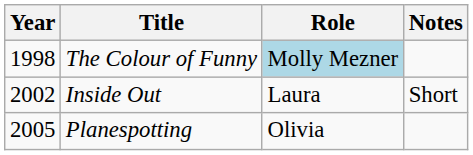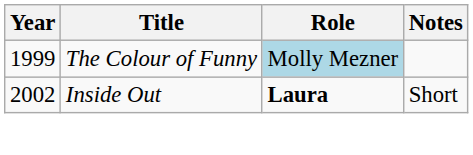(33, 58) 1998 -> (33, 58) 1999
(294, 94) normal -> (298, 94) bold
- row: (129, 130)
